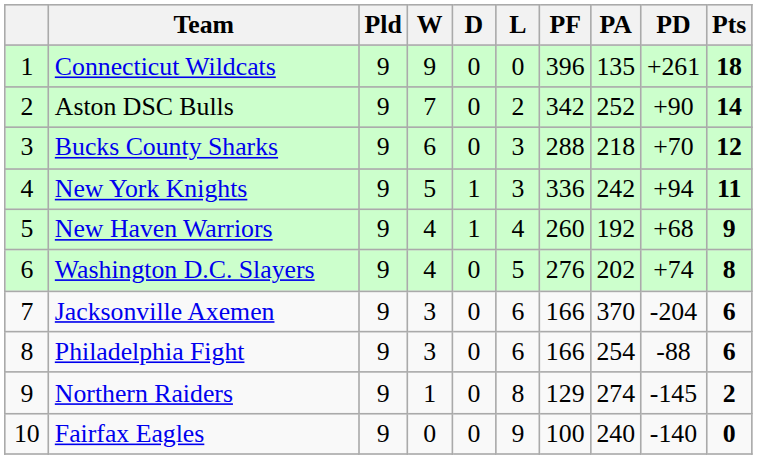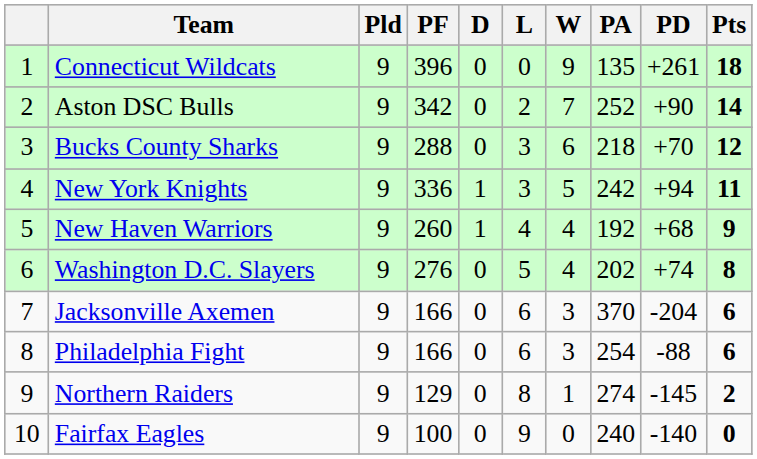columns swapped: (430, 24) <-> (565, 24)
